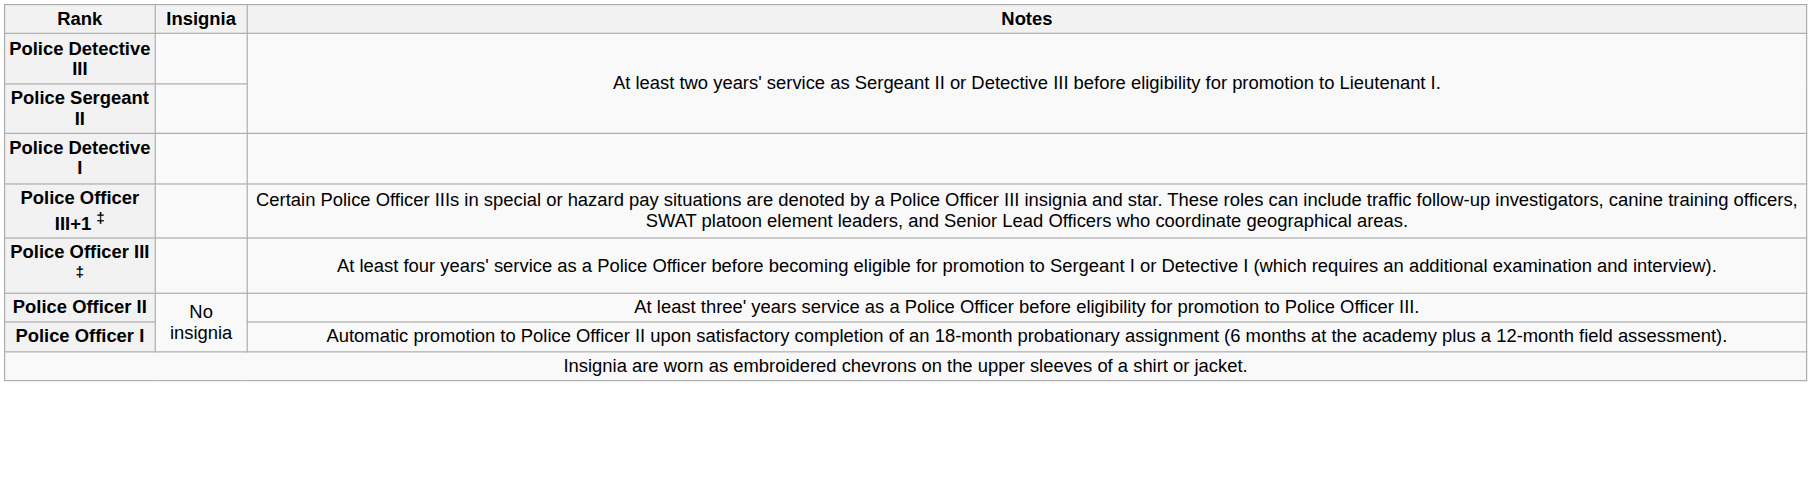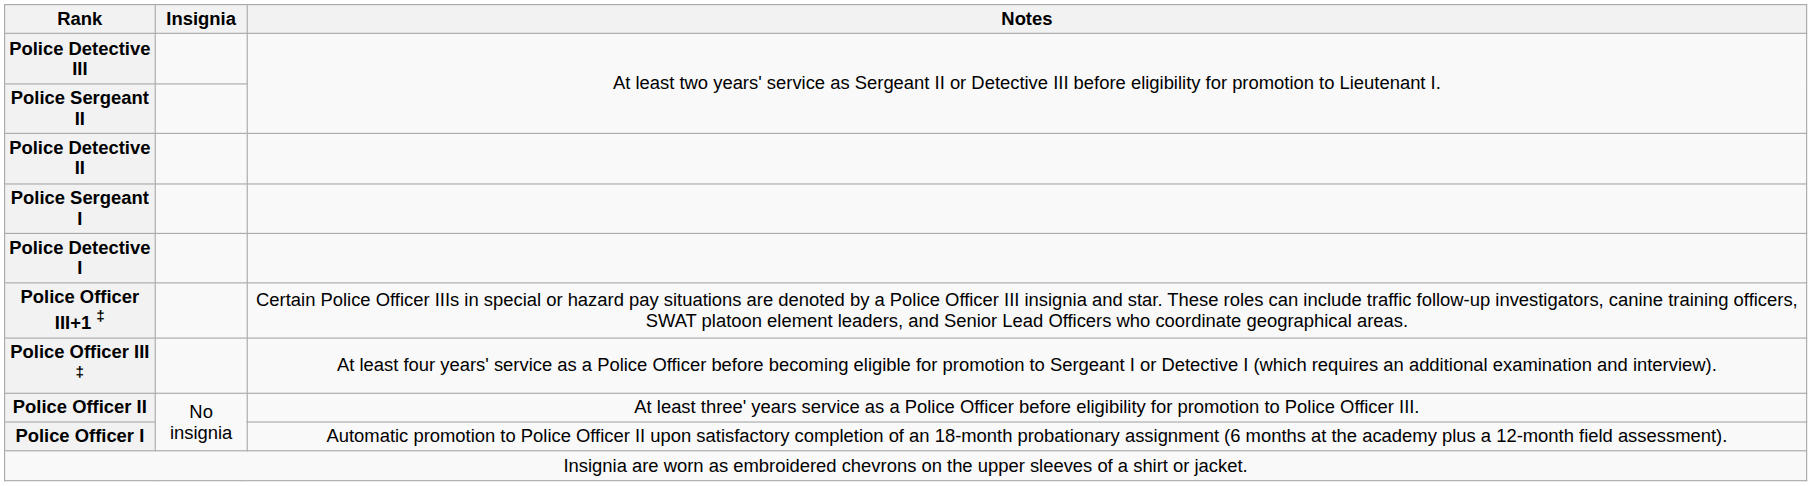+ row: (80, 158)
+ row: (80, 208)
